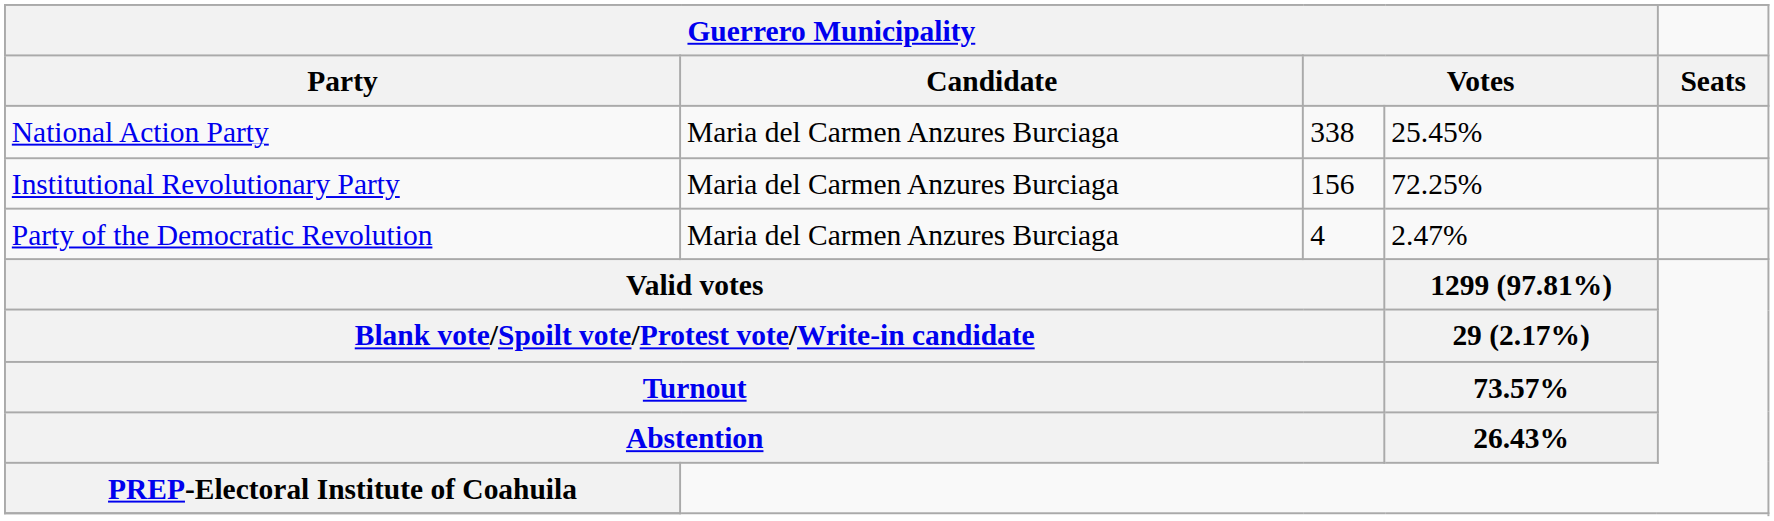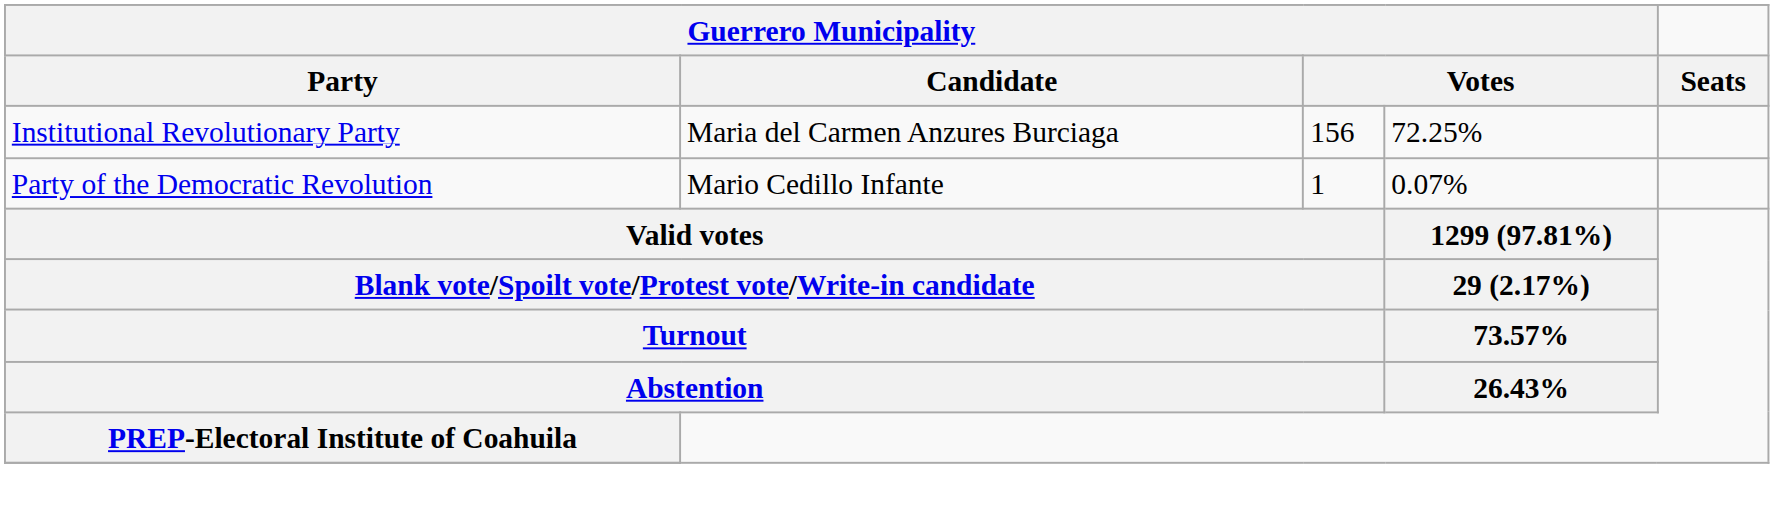- row: (140, 132)
(903, 234) Maria del Carmen Anzures Burciaga -> (815, 183) Mario Cedillo Infante
(1318, 234) 4 -> (1318, 183) 1
(1429, 234) 2.47% -> (1429, 183) 0.07%
